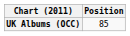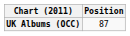(104, 24) 85 -> (104, 24) 87
